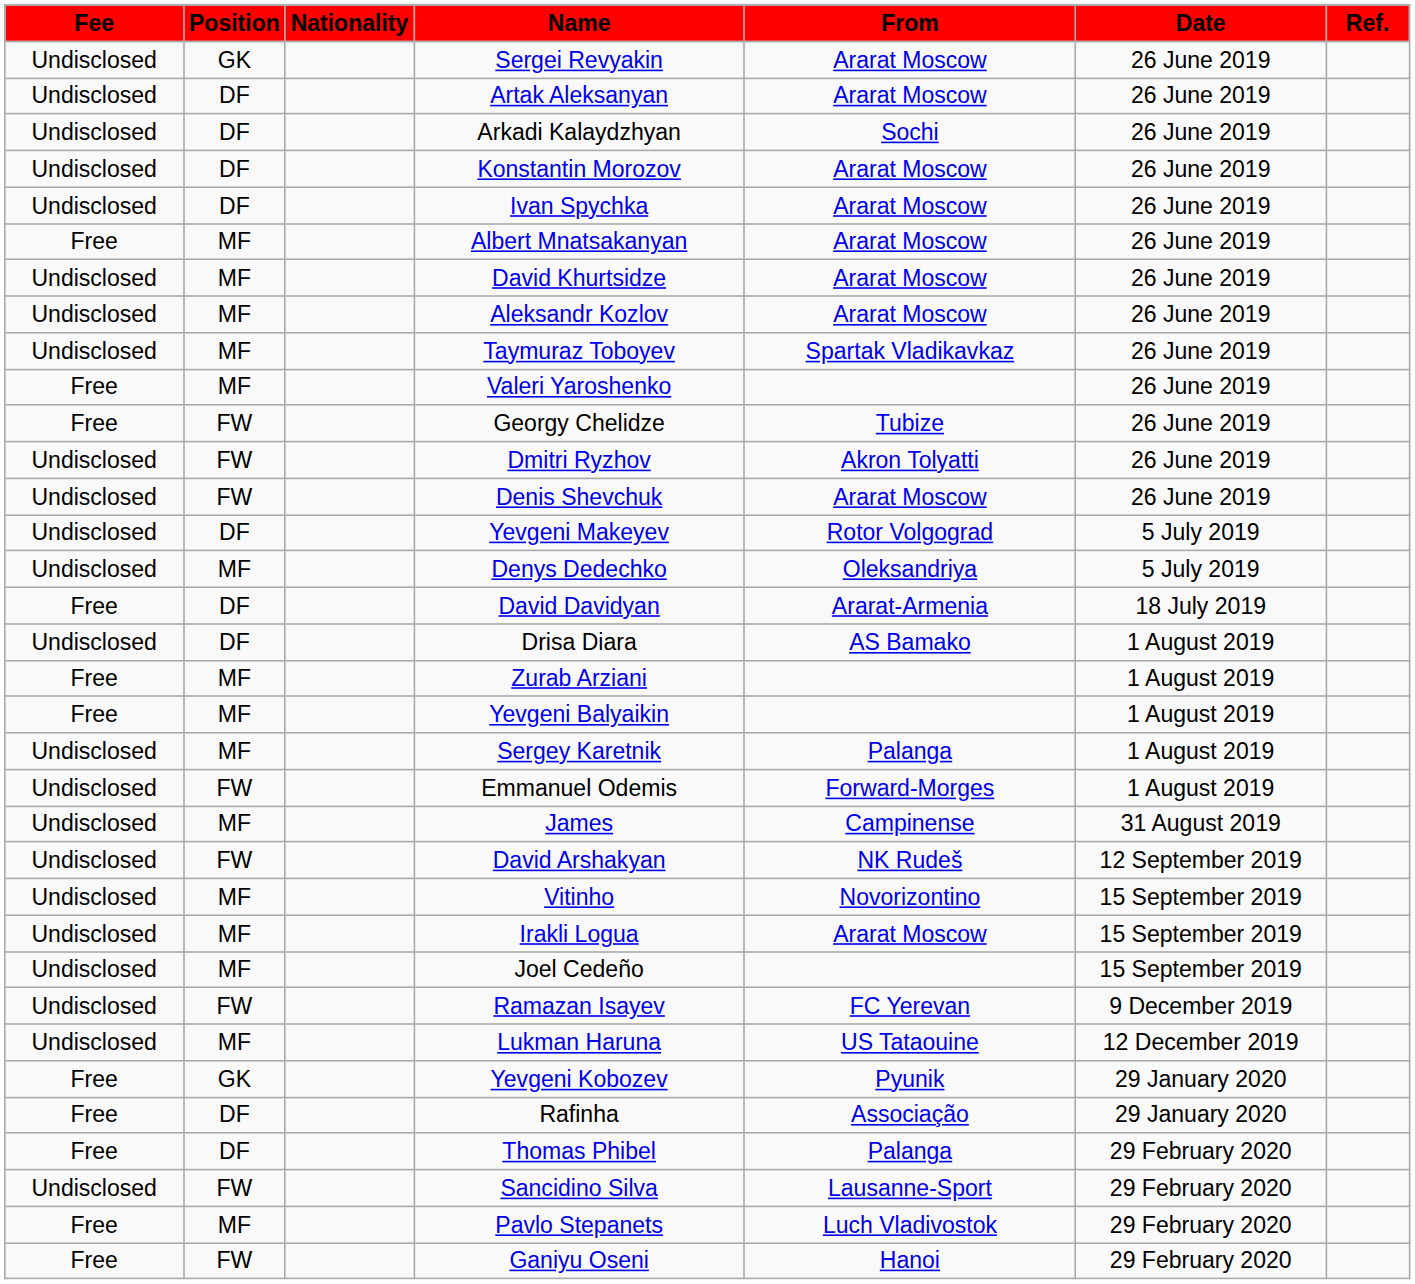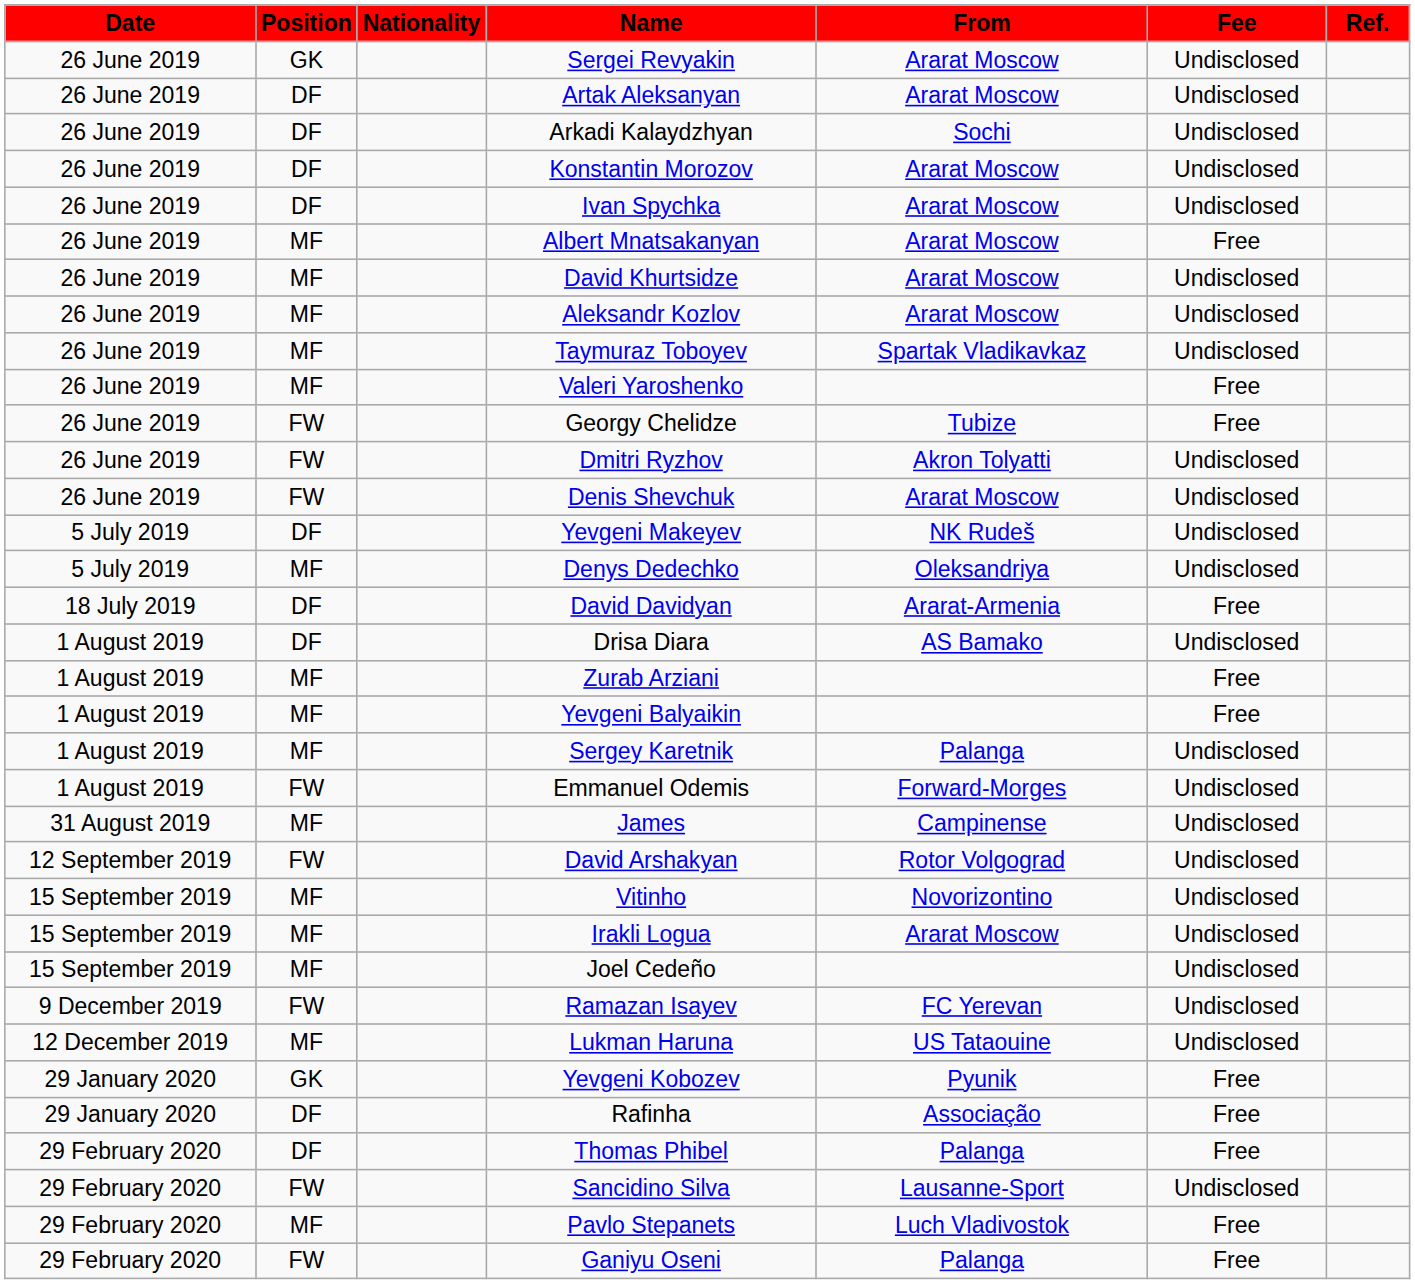columns swapped: (1201, 23) <-> (94, 23)
(910, 533) Rotor Volgograd -> (982, 533) NK Rudeš
(910, 861) NK Rudeš -> (982, 861) Rotor Volgograd
(910, 1261) Hanoi -> (982, 1261) Palanga
